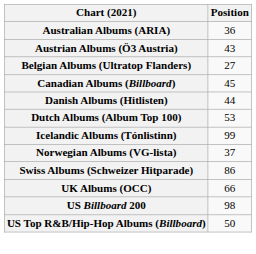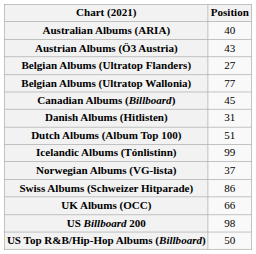(230, 30) 36 -> (230, 30) 40
+ row: (106, 83)
(230, 100) 44 -> (230, 118) 31
(230, 118) 53 -> (230, 135) 51
